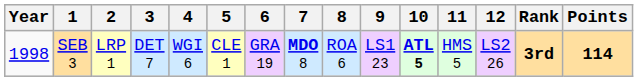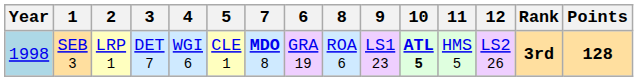columns swapped: (265, 18) <-> (303, 18)
(29, 54) no background -> (29, 54) lightblue background
(598, 54) 114 -> (598, 54) 128
